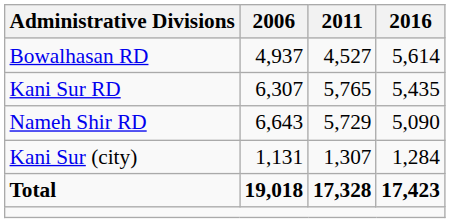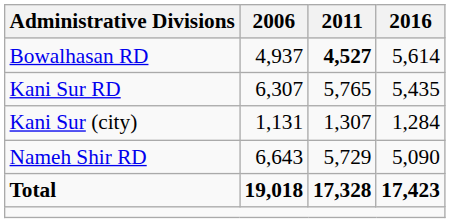(348, 55) normal -> (348, 55) bold
rows swapped: (78, 122) <-> (73, 156)
